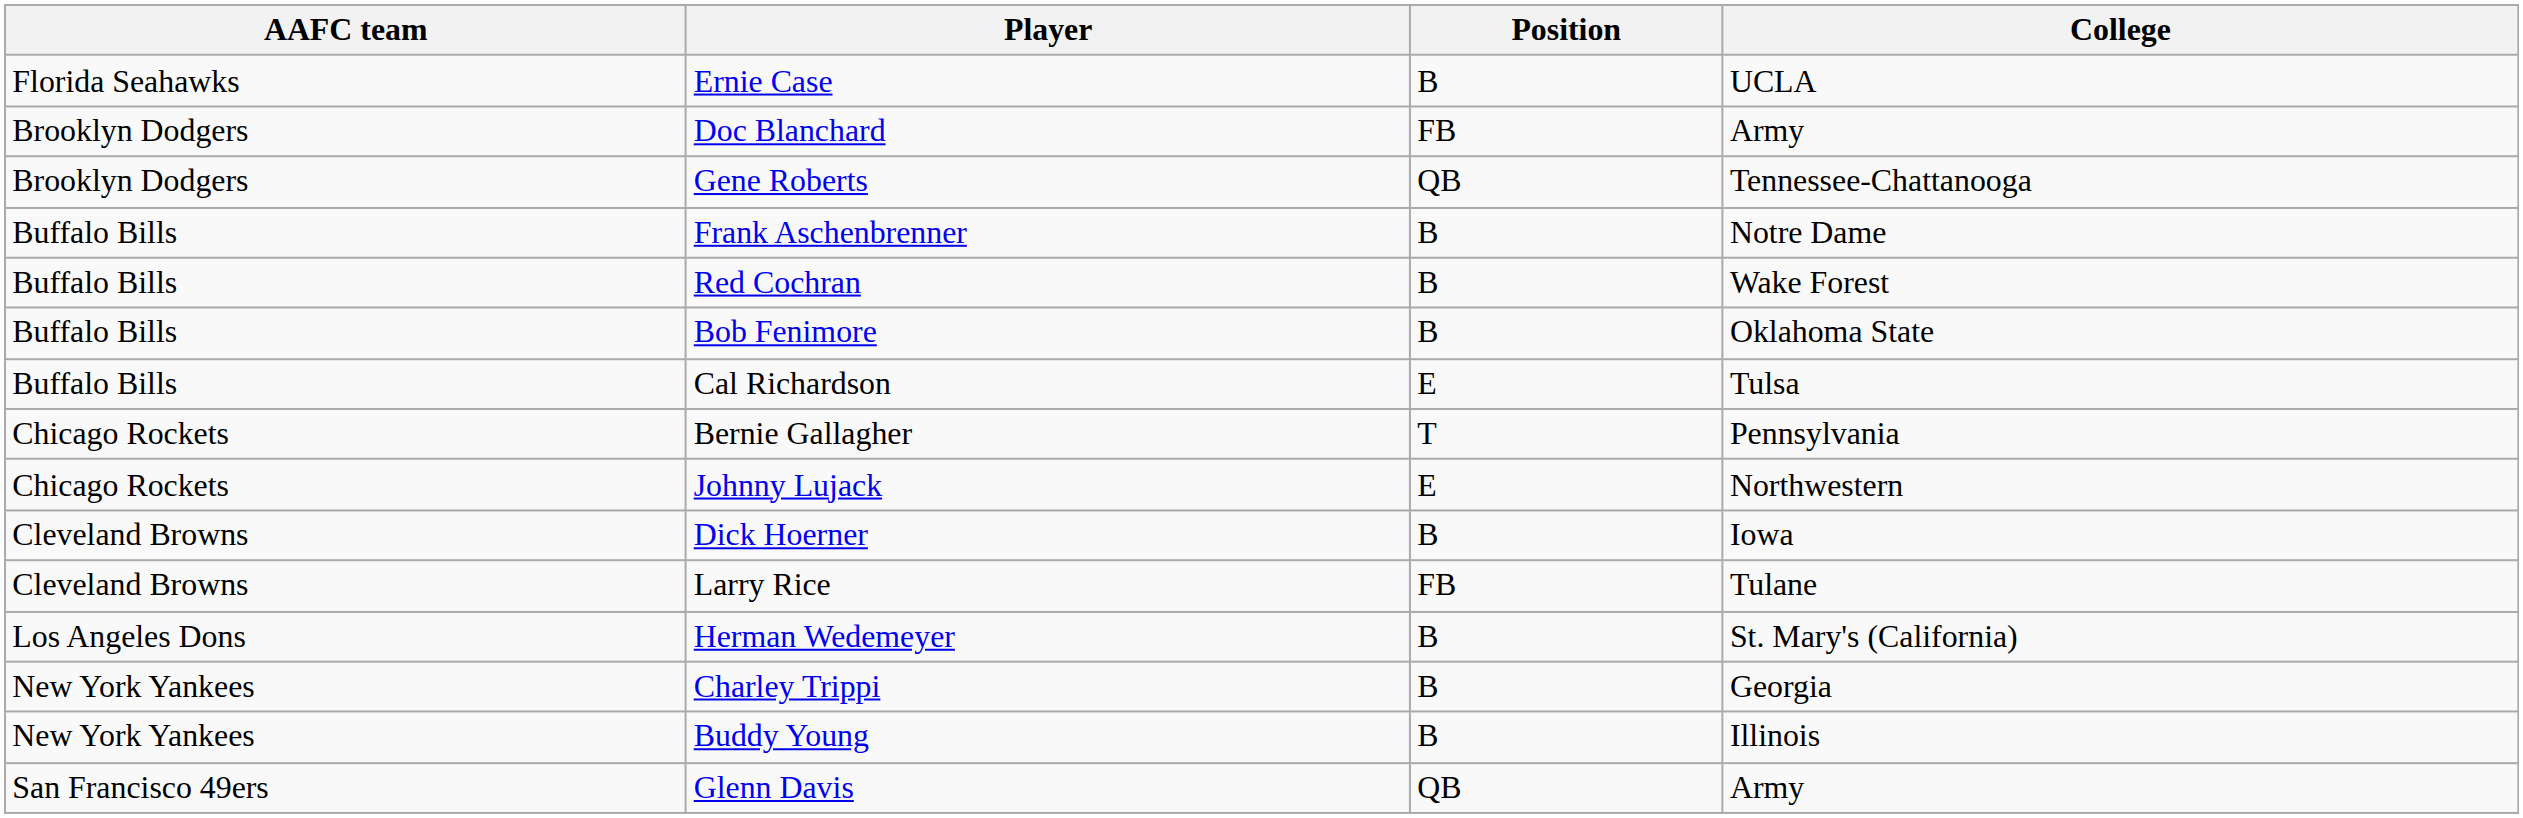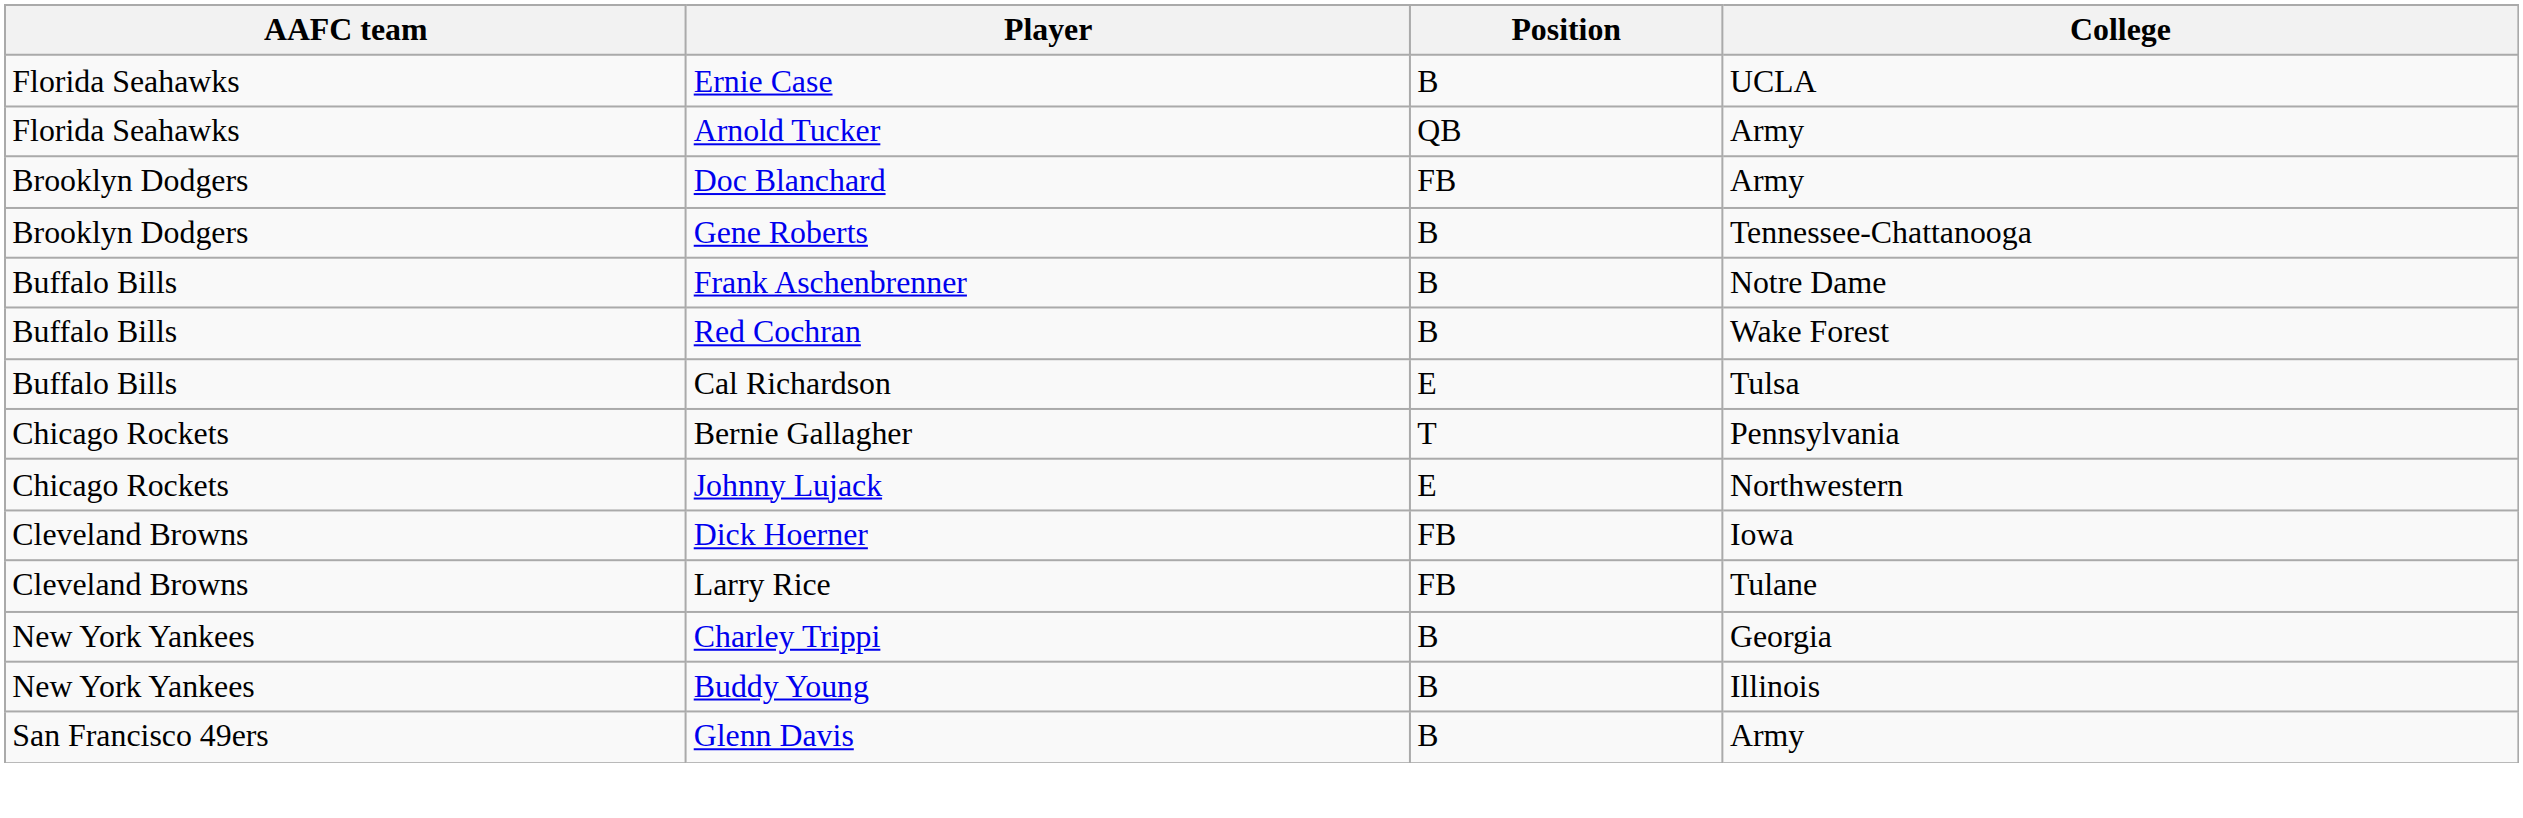+ row: (787, 130)
(1439, 181) QB -> (1428, 231) B
- row: (785, 332)
(1428, 534) B -> (1437, 534) FB
- row: (824, 635)
(1439, 787) QB -> (1428, 736) B
